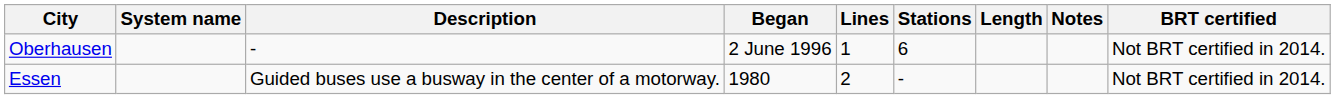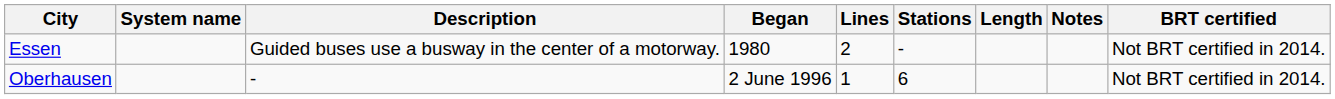rows swapped: (35, 78) <-> (60, 49)
